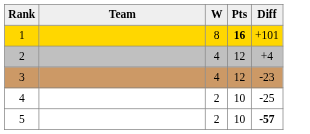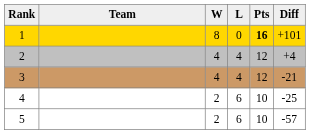+ column: (239, 14)
(267, 77) -23 -> (289, 77) -21
(267, 119) bold -> (289, 119) normal
